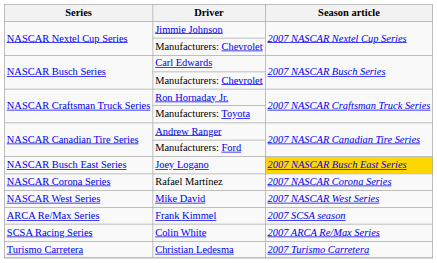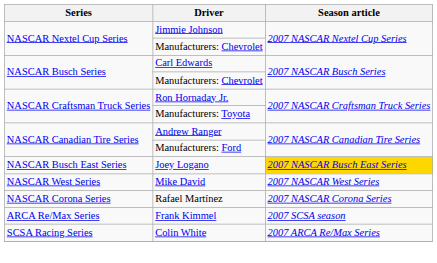rows swapped: (59, 182) <-> (54, 199)
- row: (45, 249)
